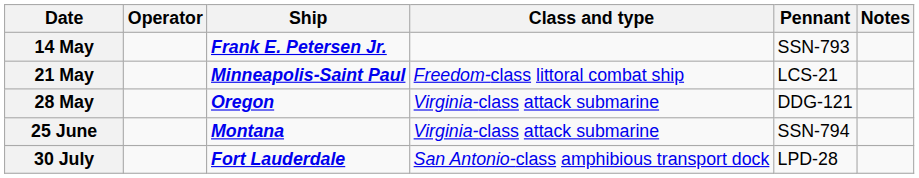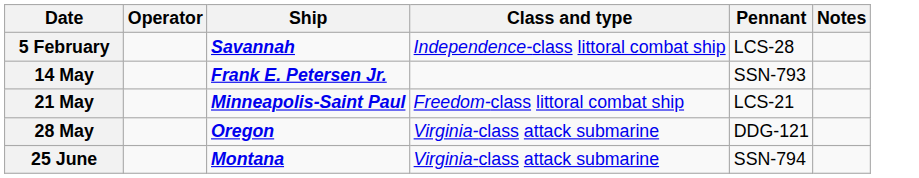+ row: (64, 46)
- row: (64, 159)
